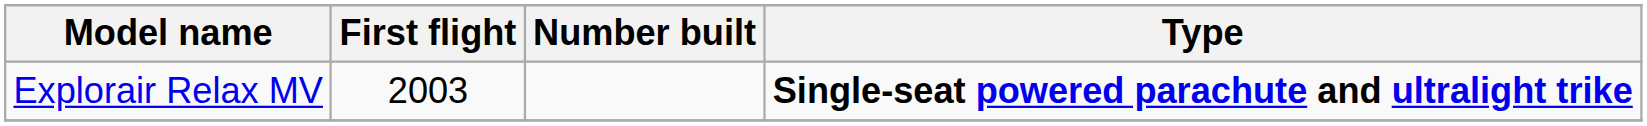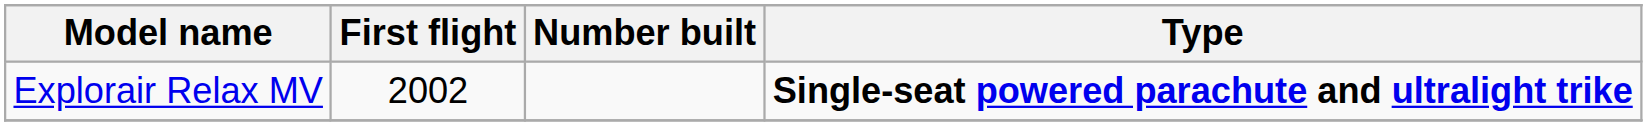(428, 90) 2003 -> (428, 90) 2002
